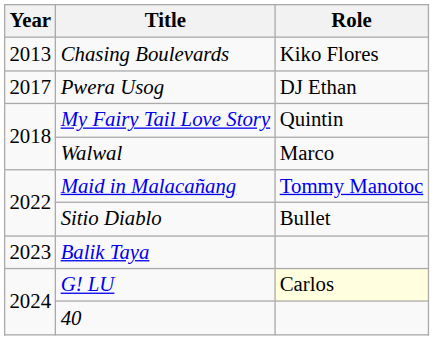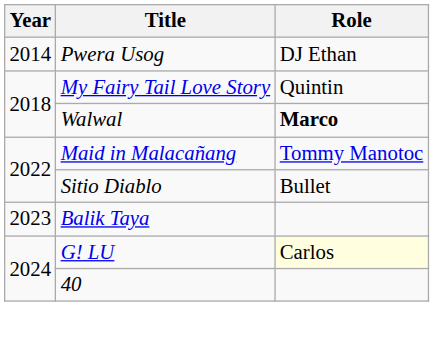- row: (145, 53)
(30, 86) 2017 -> (30, 53) 2014
(307, 152) normal -> (309, 119) bold
